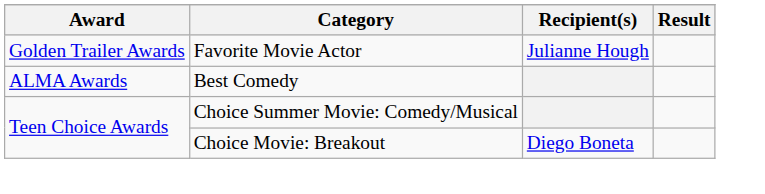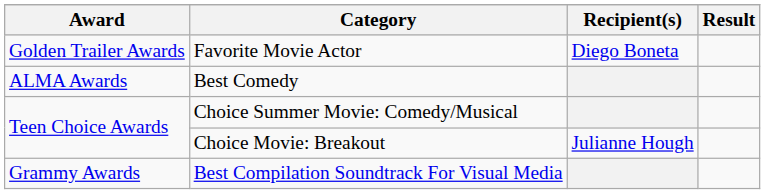(588, 50) Julianne Hough -> (625, 50) Diego Boneta
(580, 142) Diego Boneta -> (633, 142) Julianne Hough
+ row: (378, 173)
